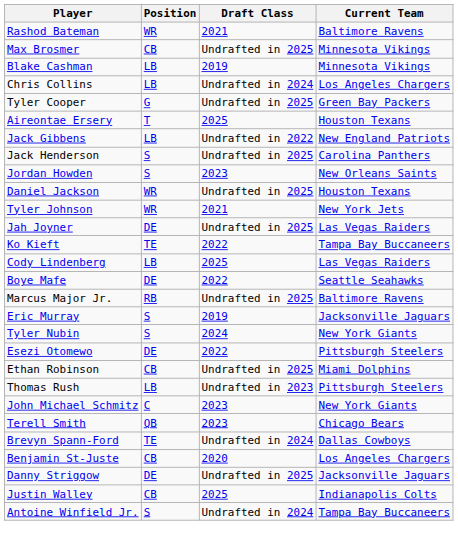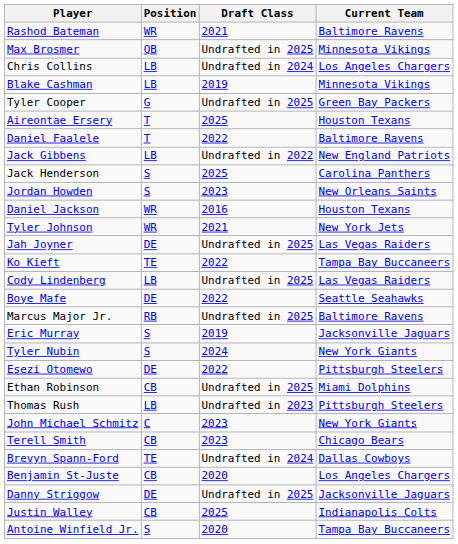(150, 49) CB -> (150, 49) QB
rows swapped: (50, 67) <-> (50, 85)
+ row: (53, 138)
(257, 156) Undrafted in 2025 -> (215, 173) 2025
(257, 191) Undrafted in 2025 -> (215, 209) 2016
(215, 262) 2025 -> (257, 280) Undrafted in 2025
(150, 423) QB -> (150, 440) CB
(257, 512) Undrafted in 2024 -> (215, 529) 2020
